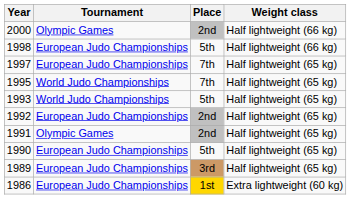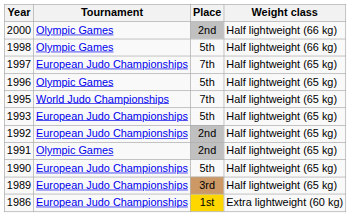(112, 47) European Judo Championships -> (75, 47) Olympic Games
+ row: (19, 82)
(102, 99) World Judo Championships -> (112, 116) European Judo Championships
